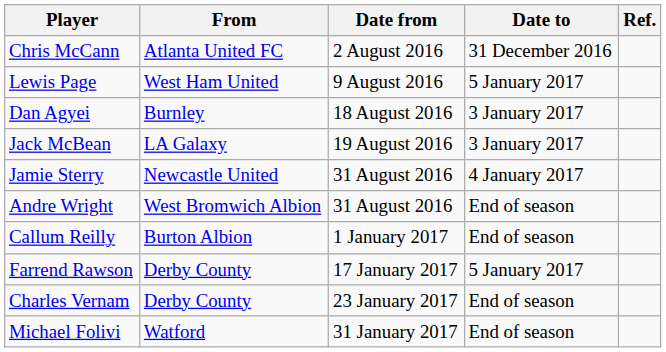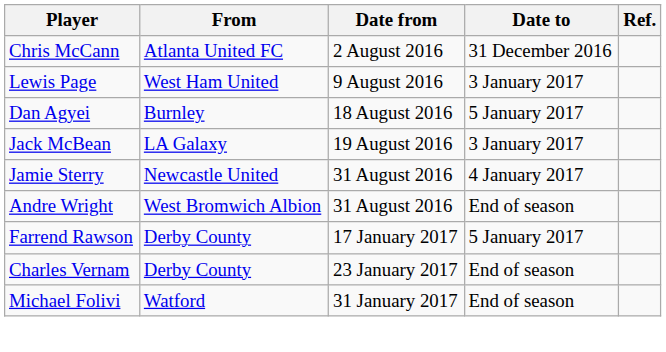(526, 82) 5 January 2017 -> (526, 82) 3 January 2017
(526, 113) 3 January 2017 -> (526, 113) 5 January 2017
- row: (62, 237)
